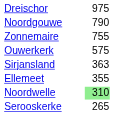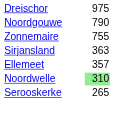- row: (29, 51)
(101, 79) 355 -> (101, 65) 357
